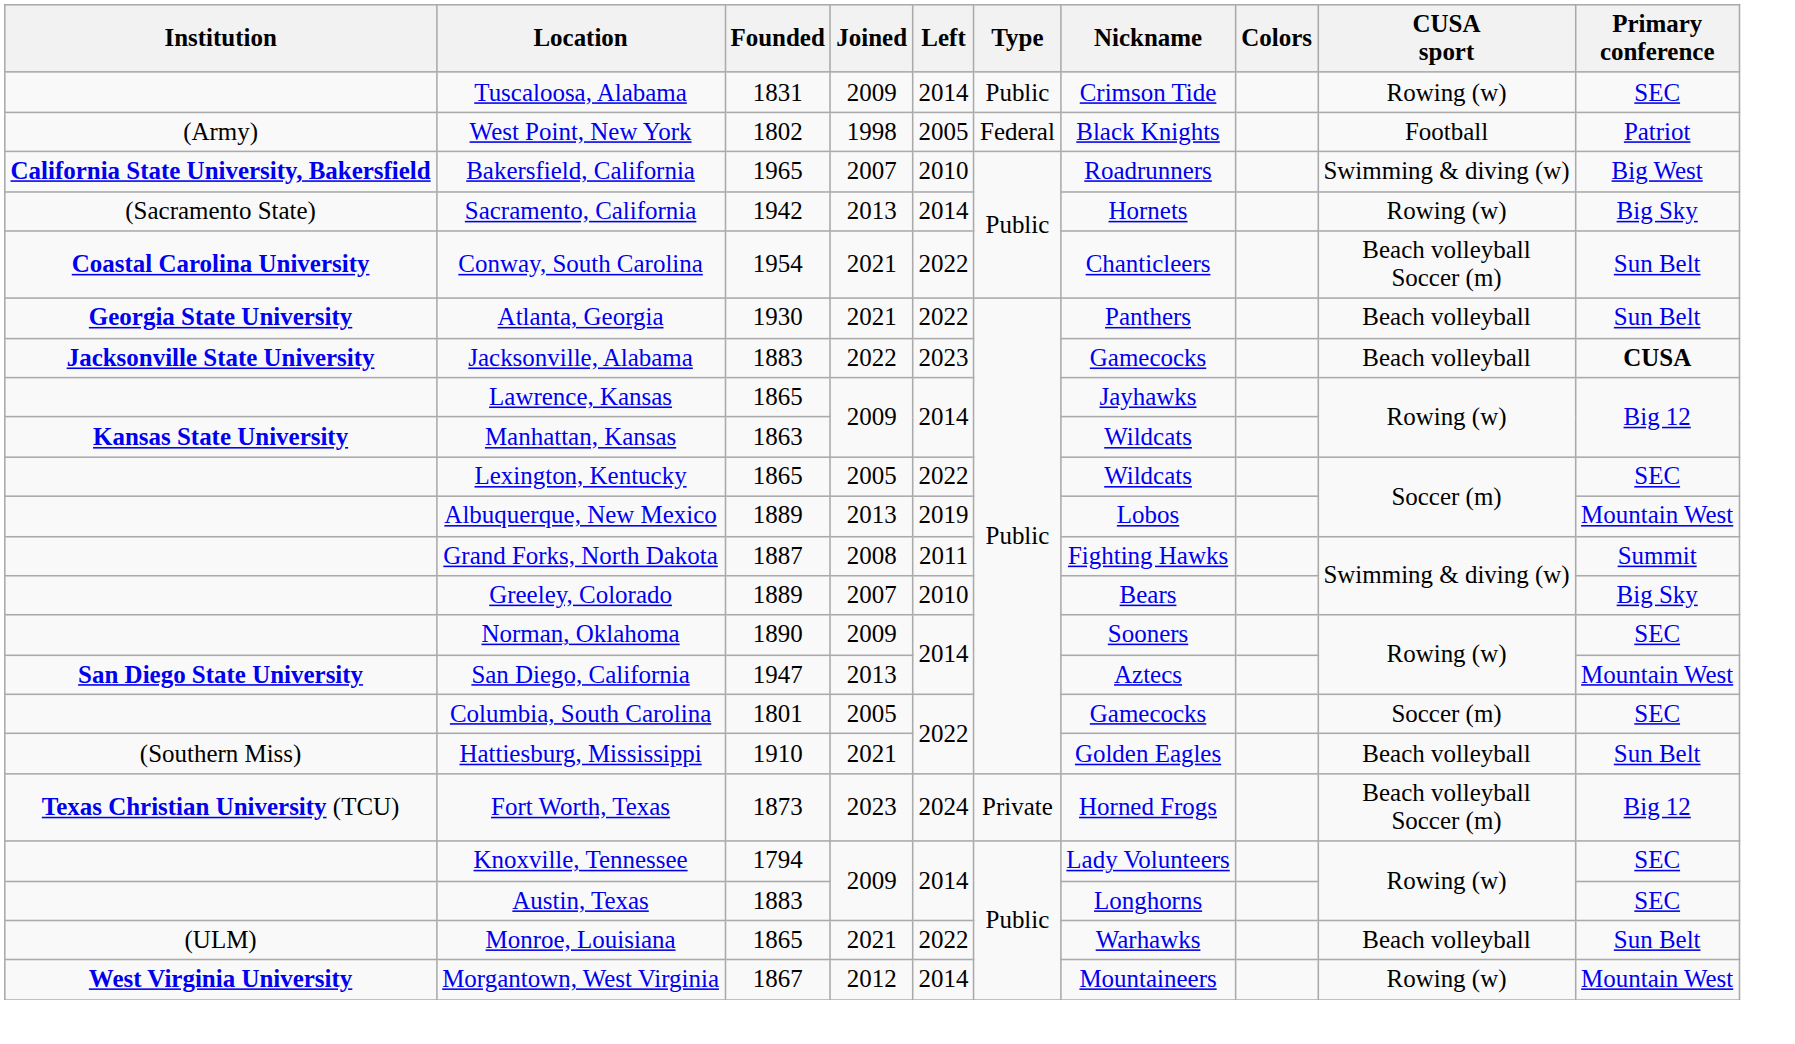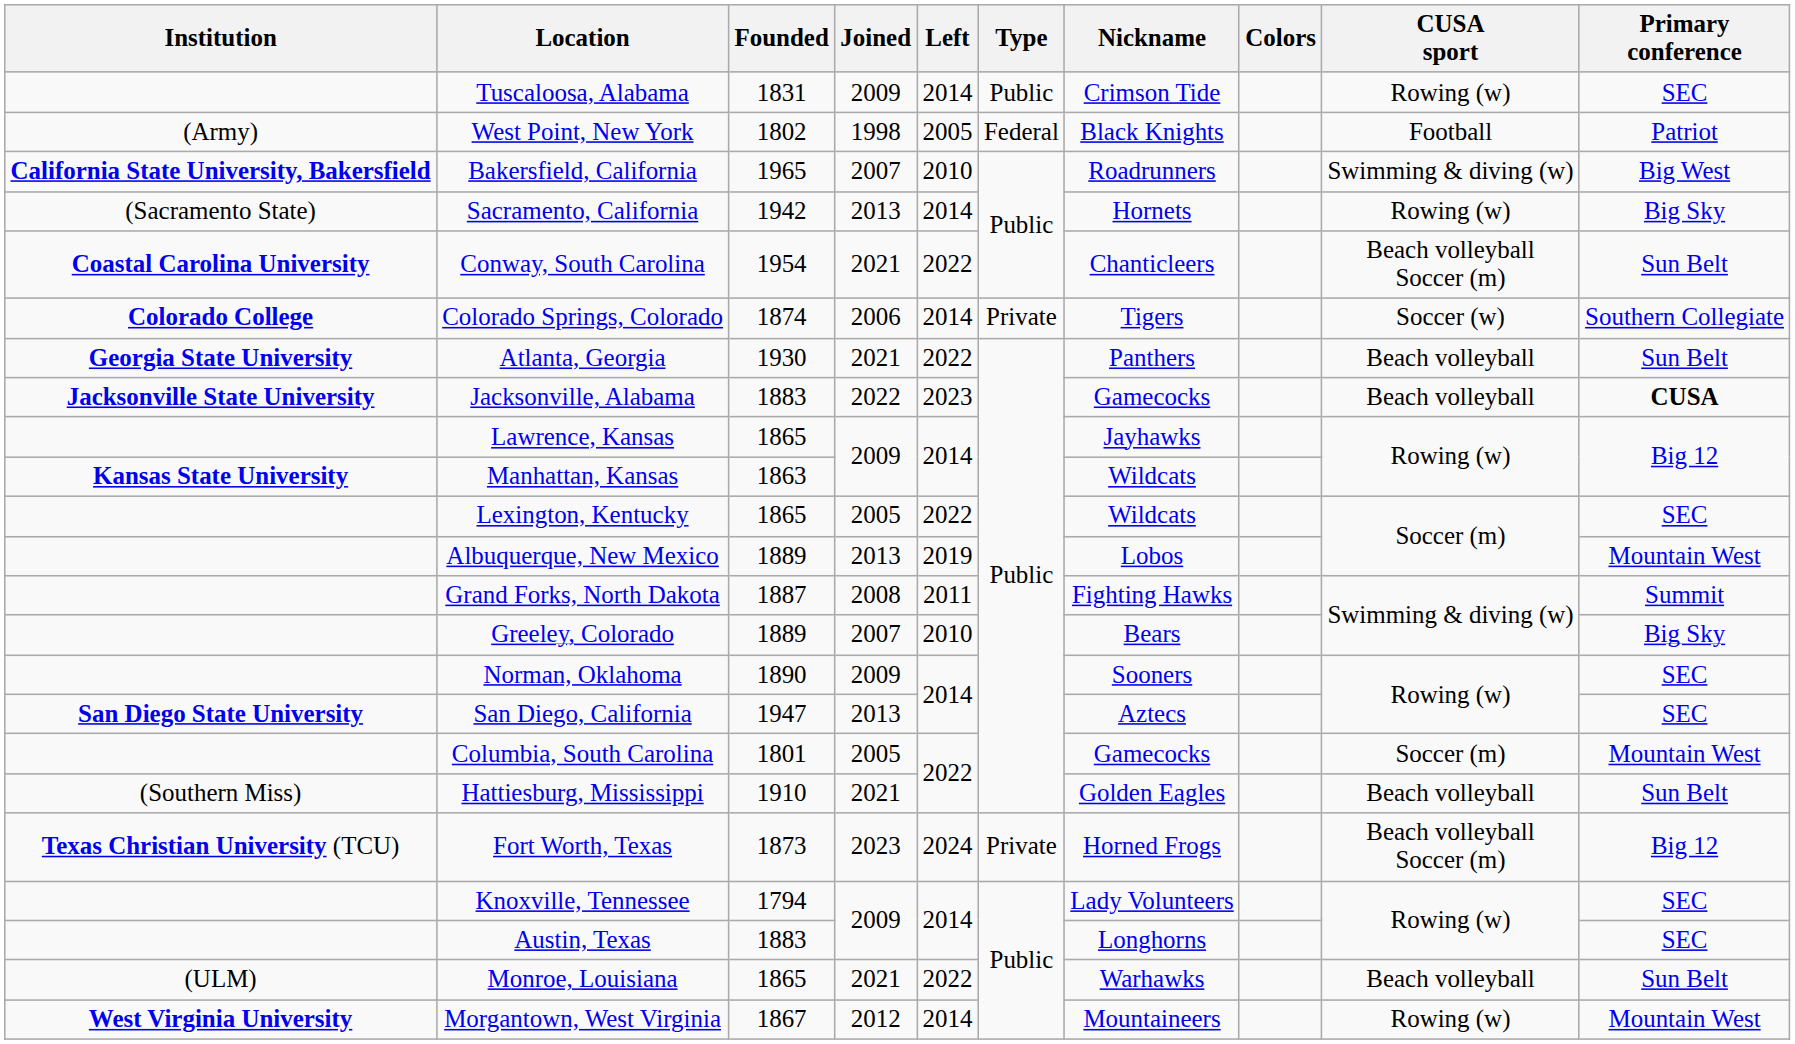+ row: (583, 317)
(1657, 674) Mountain West -> (1685, 713) SEC
(1657, 713) SEC -> (1685, 753) Mountain West
